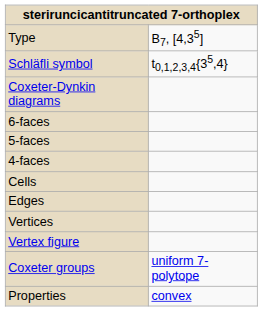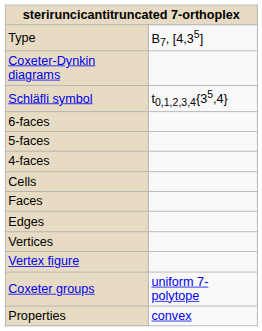rows swapped: (50, 64) <-> (52, 94)
+ row: (25, 201)
